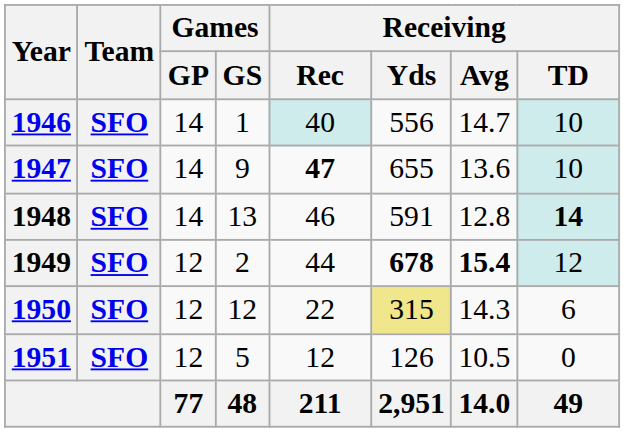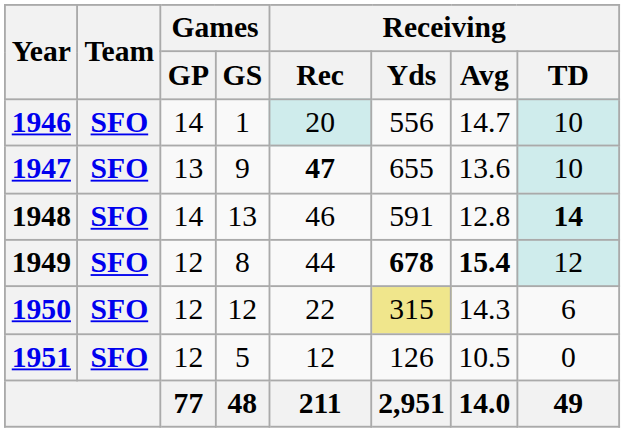(320, 121) 40 -> (320, 121) 20
(188, 168) 14 -> (188, 168) 13
(242, 262) 2 -> (242, 262) 8
